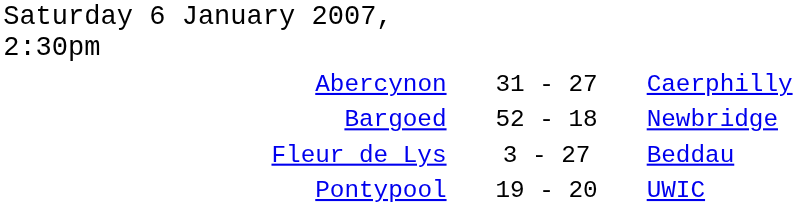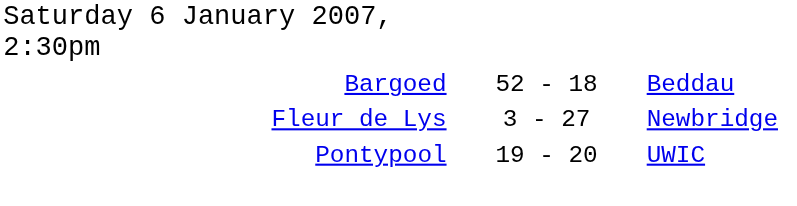- row: (381, 85)
(712, 120) Newbridge -> (690, 85) Beddau
(690, 155) Beddau -> (712, 120) Newbridge
